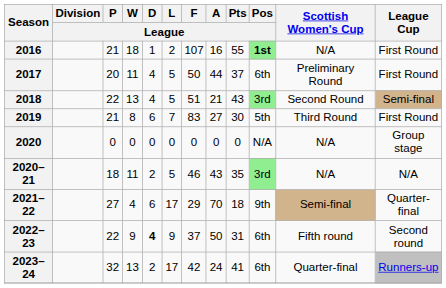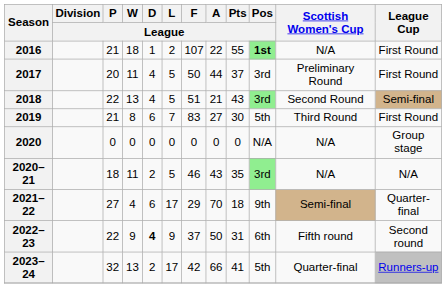(216, 50) 16 -> (216, 50) 22
(262, 74) 6th -> (262, 74) 3rd
(216, 267) 24 -> (216, 267) 66
(262, 267) 6th -> (262, 267) 5th
